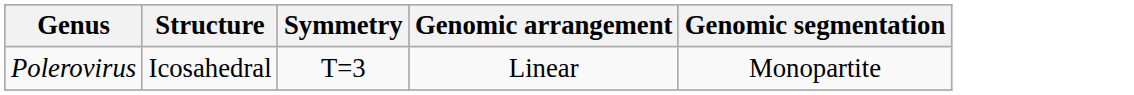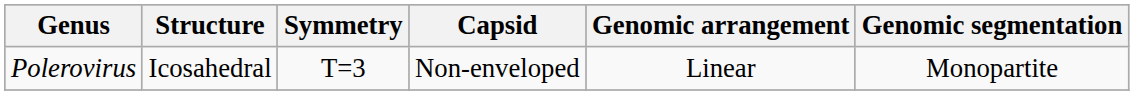+ column: (497, 25)
